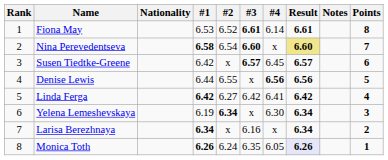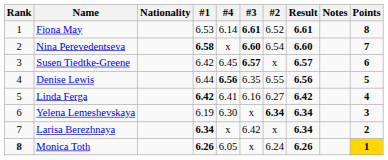columns swapped: (228, 12) <-> (275, 12)
(303, 46) khaki background -> (303, 46) no background
(251, 79) x -> (251, 79) 6.35
(251, 96) 6.42 -> (251, 96) 6.16
(251, 130) 6.16 -> (251, 130) 6.42
(19, 146) normal -> (19, 146) bold
(251, 146) 6.35 -> (251, 146) x
(303, 146) lavender background -> (303, 146) no background
(367, 146) no background -> (367, 146) gold background
